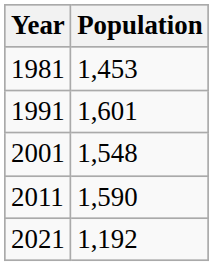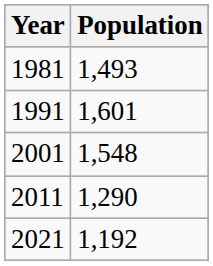(107, 68) 1,453 -> (107, 68) 1,493
(107, 196) 1,590 -> (107, 196) 1,290
